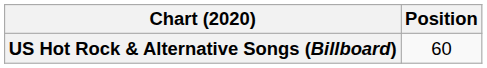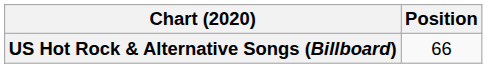(441, 48) 60 -> (441, 48) 66
